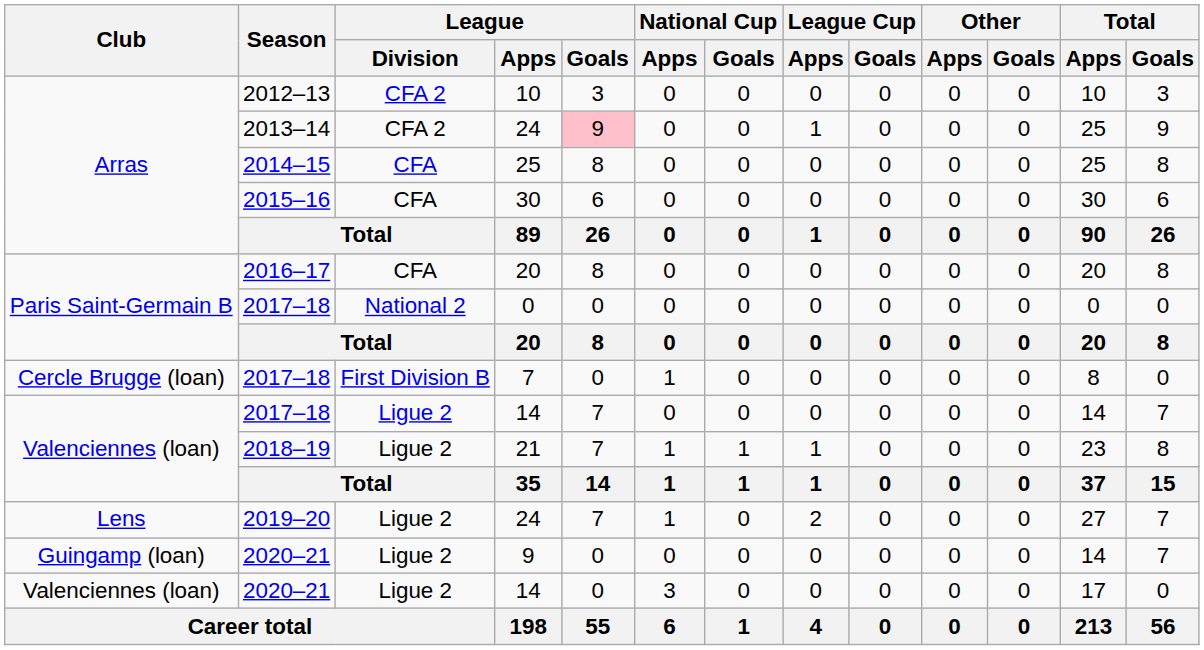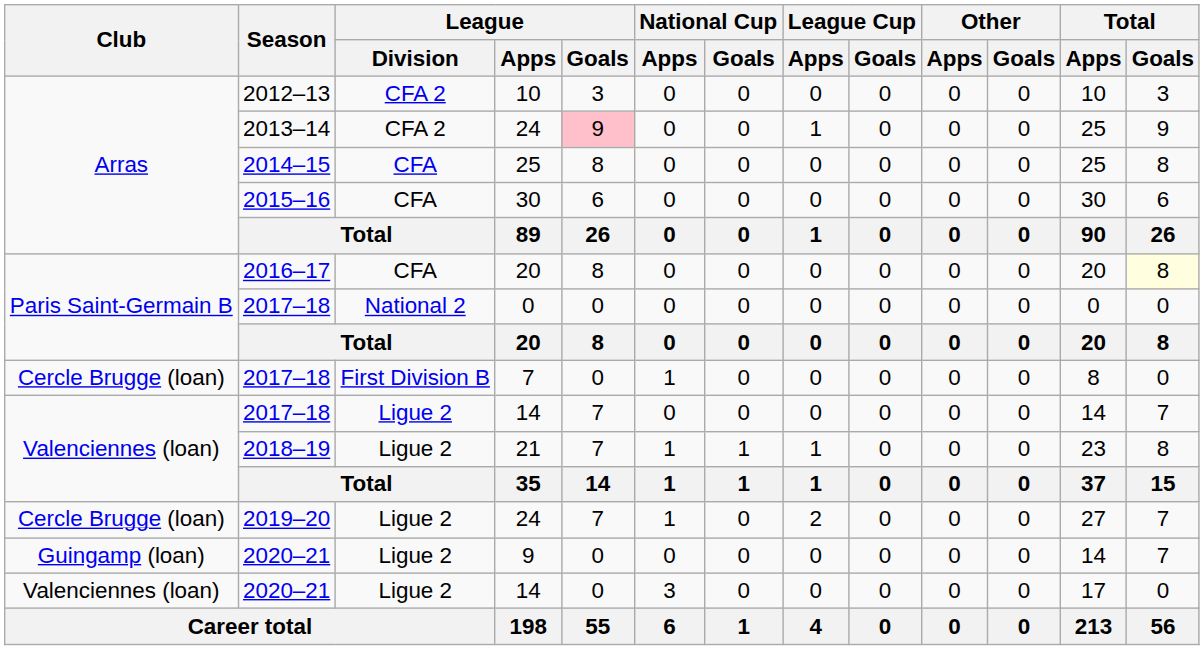(1163, 270) no background -> (1163, 270) lightyellow background
(121, 519) Lens -> (121, 519) Cercle Brugge (loan)
